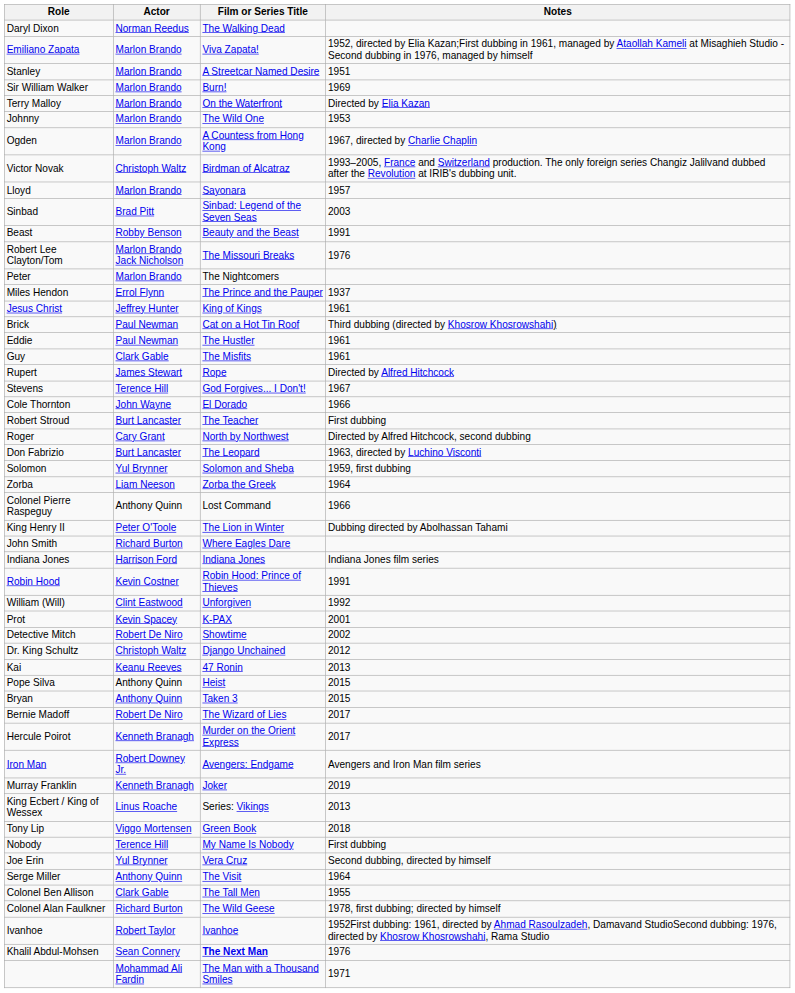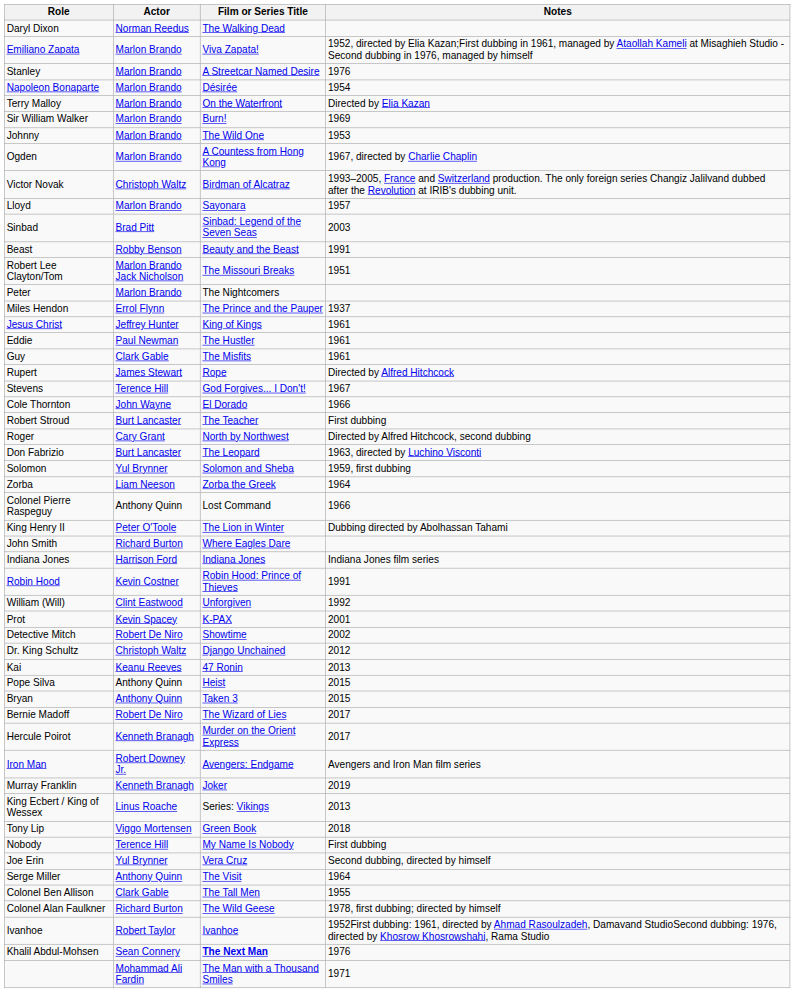(339, 71) 1951 -> (339, 71) 1976
+ row: (53, 87)
rows swapped: (34, 103) <-> (47, 87)
(339, 255) 1976 -> (339, 271) 1951
- row: (18, 324)
